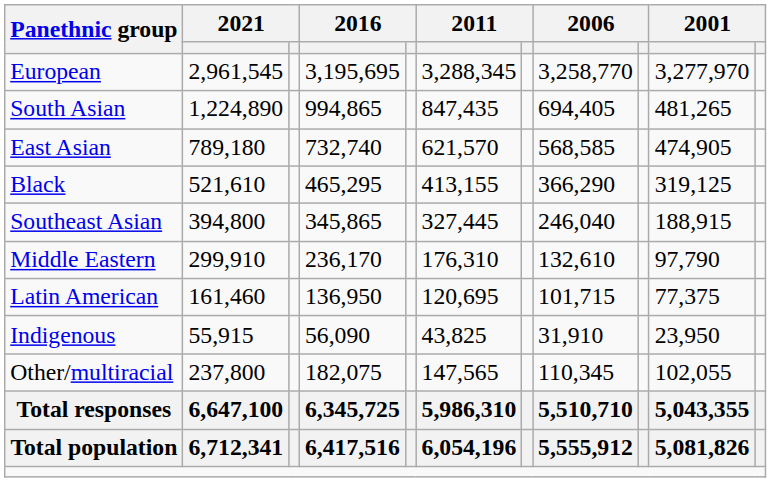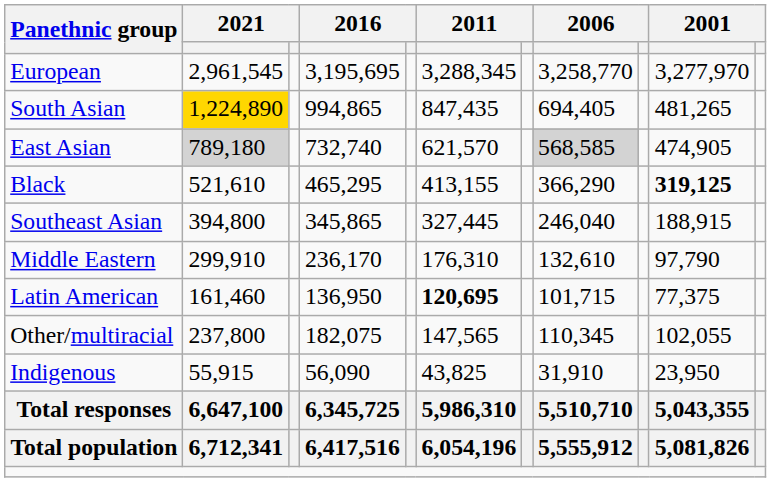(236, 109) no background -> (236, 109) gold background
(227, 146) no background -> (227, 146) lightgrey background
(577, 146) no background -> (577, 146) lightgrey background
(693, 184) normal -> (693, 184) bold
(460, 297) normal -> (460, 297) bold
rows swapped: (63, 334) <-> (92, 372)
